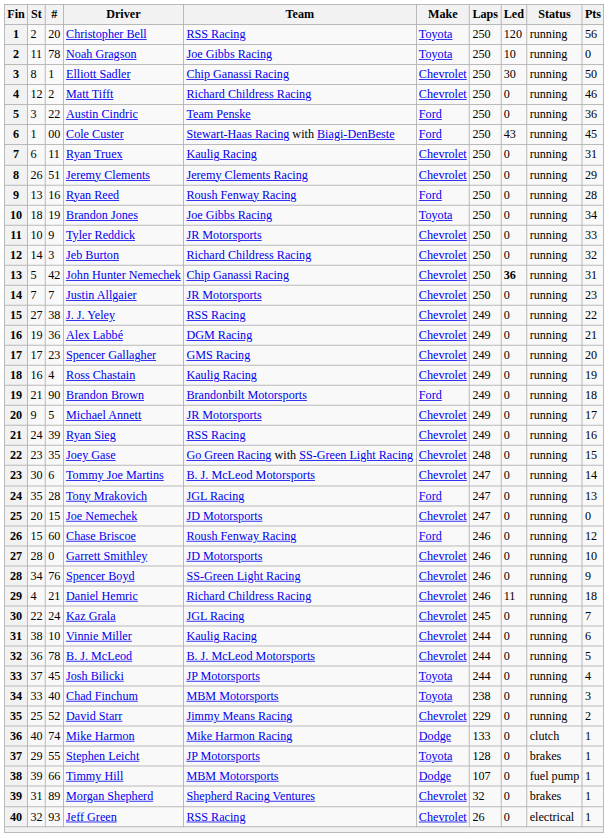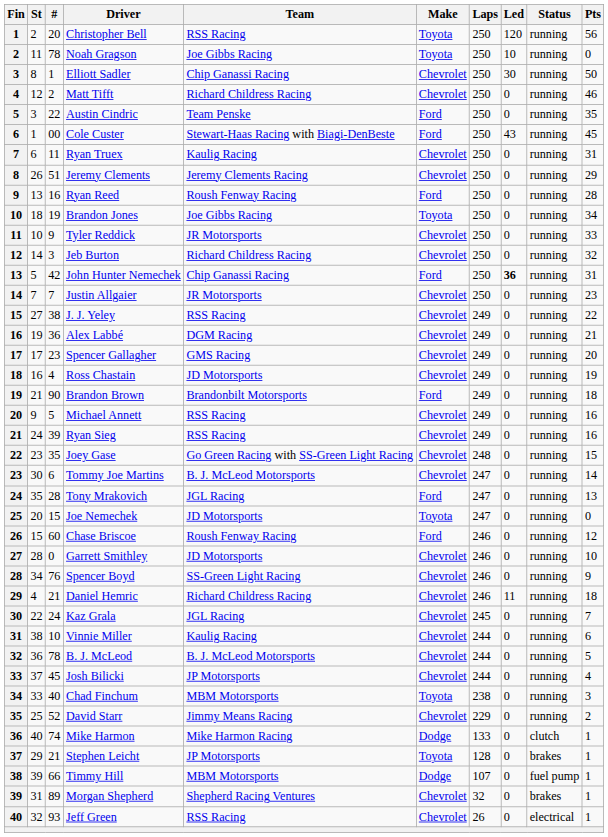(591, 114) 36 -> (591, 114) 35
(443, 275) Chevrolet -> (430, 275) Ford
(222, 375) Kaulig Racing -> (224, 375) JD Motorsports
(224, 415) JR Motorsports -> (216, 415) RSS Racing
(591, 415) 17 -> (591, 415) 16
(443, 515) Chevrolet -> (436, 515) Toyota
(436, 676) Toyota -> (443, 676) Chevrolet
(54, 756) 55 -> (54, 756) 21
